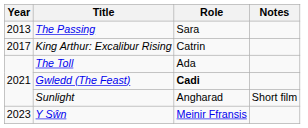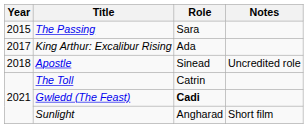(19, 30) 2013 -> (19, 30) 2015
(191, 47) Catrin -> (186, 47) Ada
+ row: (53, 64)
(186, 64) Ada -> (191, 81) Catrin
- row: (51, 115)
